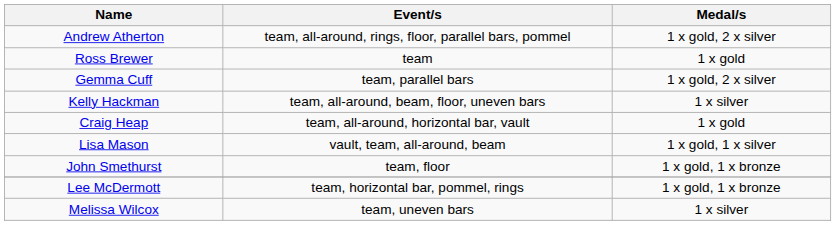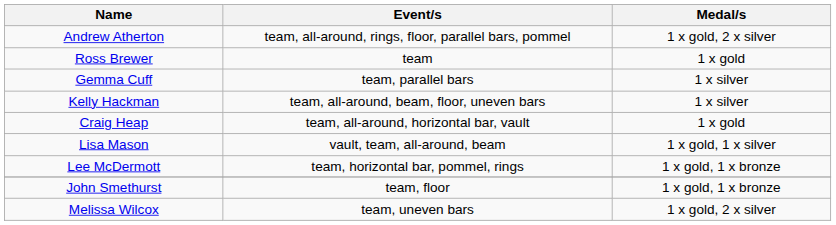(721, 79) 1 x gold, 2 x silver -> (721, 79) 1 x silver
rows swapped: (114, 187) <-> (114, 166)
(721, 209) 1 x silver -> (721, 209) 1 x gold, 2 x silver
